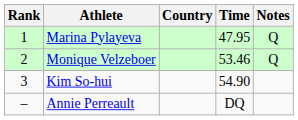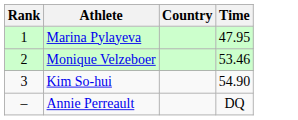- column: (273, 15)
